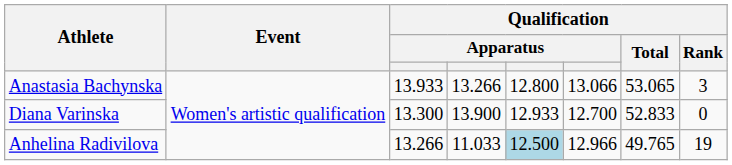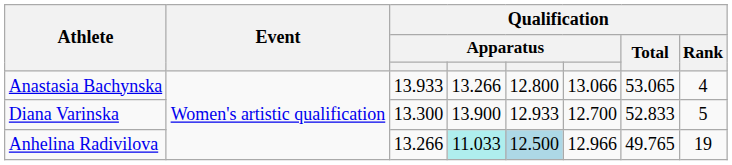(703, 85) 3 -> (703, 85) 4
(703, 115) 0 -> (703, 115) 5
(476, 144) no background -> (476, 144) paleturquoise background
